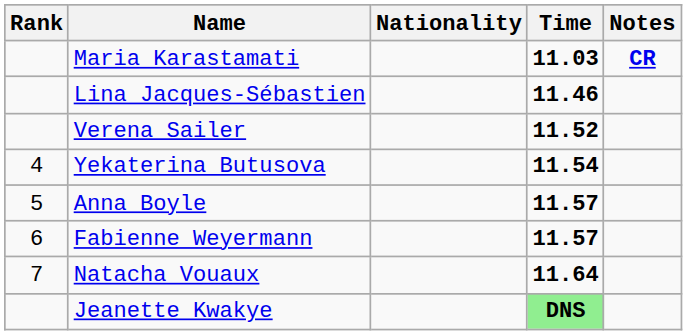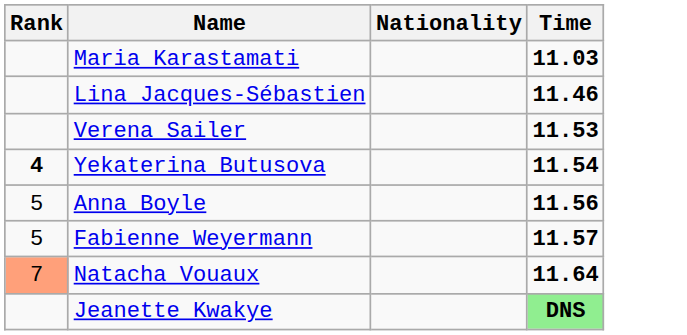- column: (642, 23)
(566, 131) 11.52 -> (566, 131) 11.53
(37, 167) normal -> (37, 167) bold
(566, 203) 11.57 -> (566, 203) 11.56
(37, 239) 6 -> (37, 239) 5
(37, 275) no background -> (37, 275) lightsalmon background
